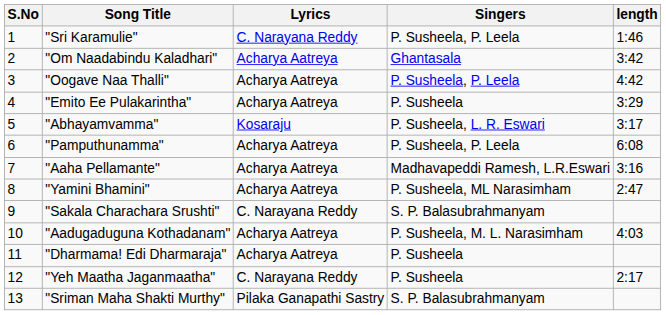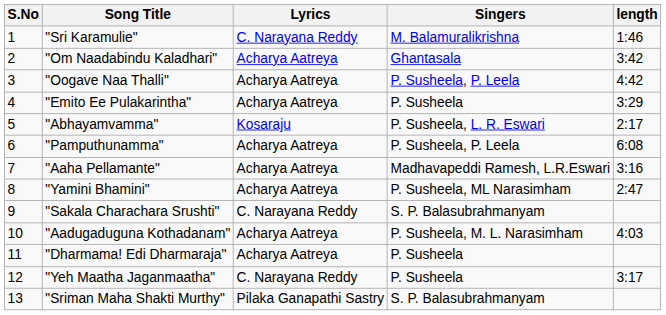(455, 37) P. Susheela, P. Leela -> (455, 37) M. Balamuralikrishna
(630, 124) 3:17 -> (630, 124) 2:17
(630, 277) 2:17 -> (630, 277) 3:17
